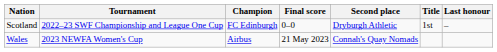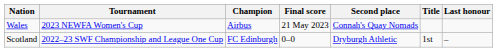rows swapped: (22, 25) <-> (17, 40)
